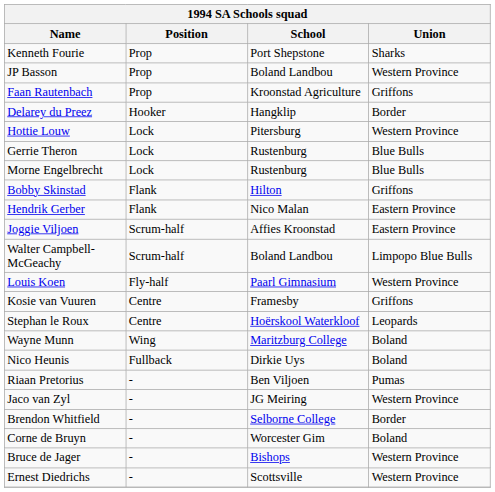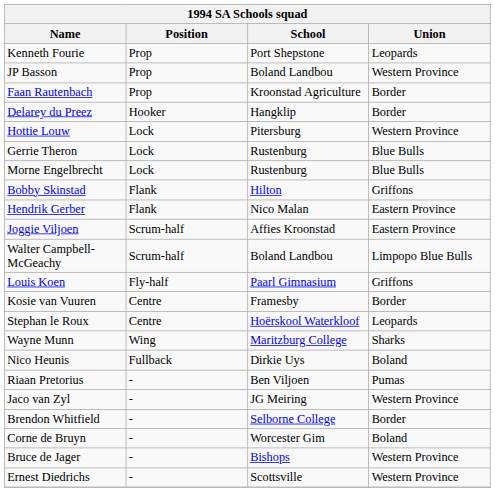(388, 53) Sharks -> (395, 53) Leopards
(392, 92) Griffons -> (389, 92) Border
(415, 282) Western Province -> (392, 282) Griffons
(392, 301) Griffons -> (389, 301) Border
(389, 340) Boland -> (388, 340) Sharks
